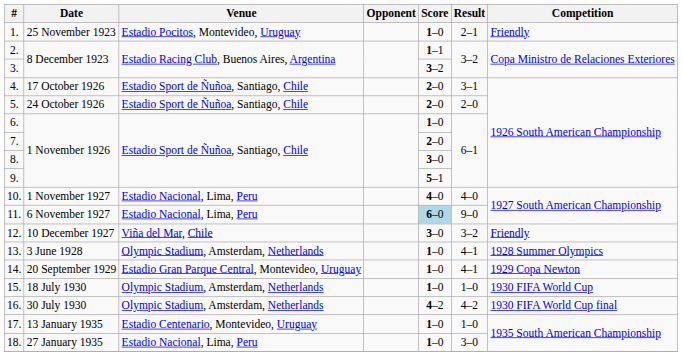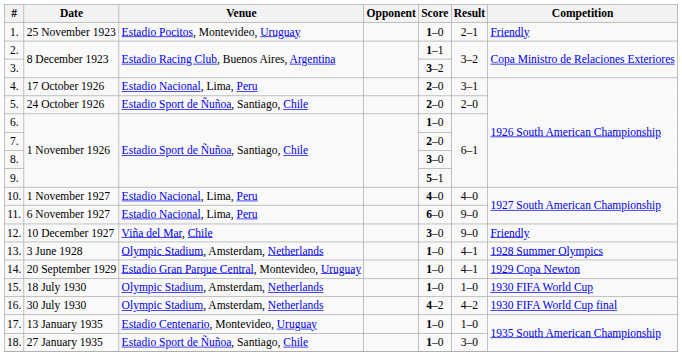(215, 86) Estadio Sport de Ñuñoa, Santiago, Chile -> (190, 86) Estadio Nacional, Lima, Peru
(435, 214) lightblue background -> (435, 214) no background
(469, 232) 3–2 -> (469, 232) 9–0
(190, 342) Estadio Nacional, Lima, Peru -> (215, 342) Estadio Sport de Ñuñoa, Santiago, Chile
